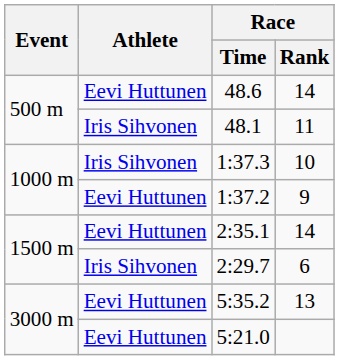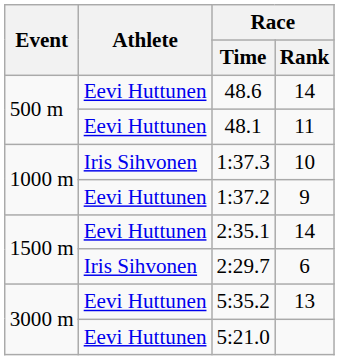(140, 127) Iris Sihvonen -> (145, 127) Eevi Huttunen
